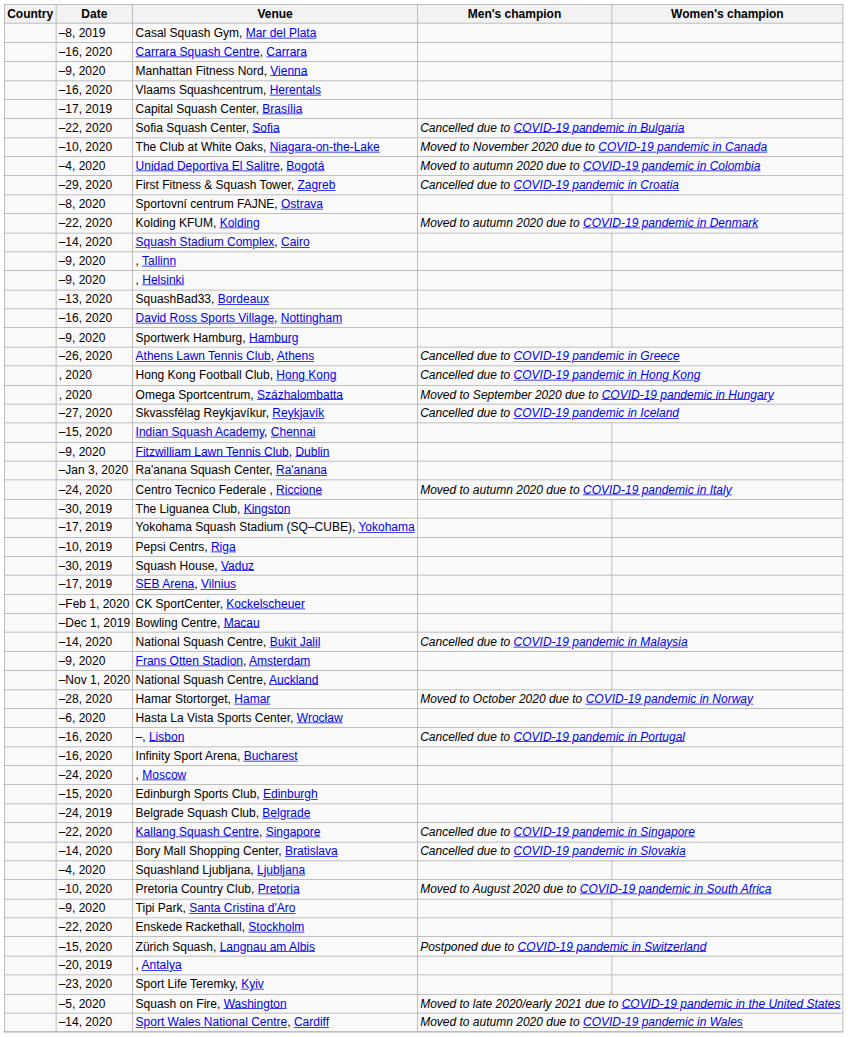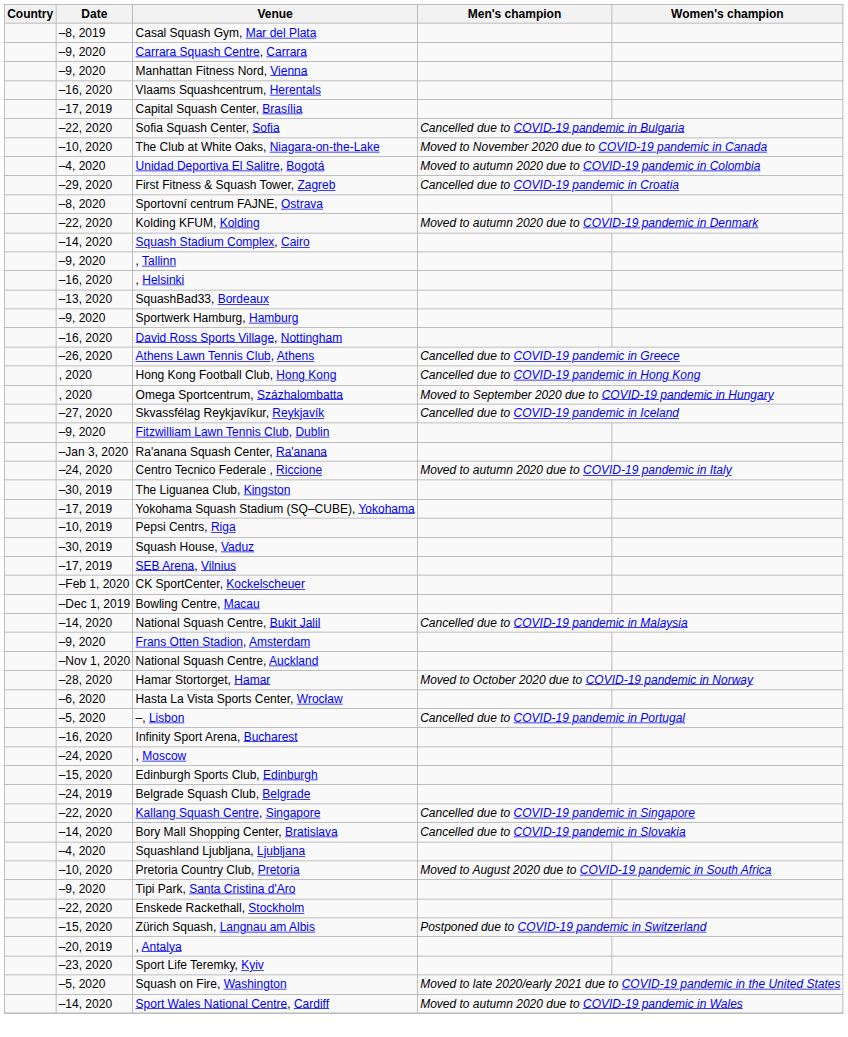(85, 52) –16, 2020 -> (82, 52) –9, 2020
(82, 280) –9, 2020 -> (85, 280) –16, 2020
rows swapped: (217, 337) <-> (239, 318)
- row: (226, 432)
(85, 737) –16, 2020 -> (82, 718) –5, 2020
